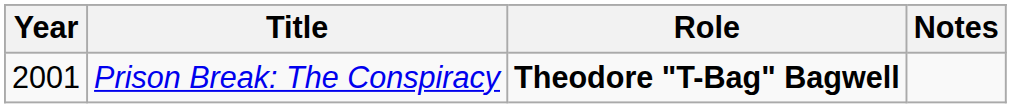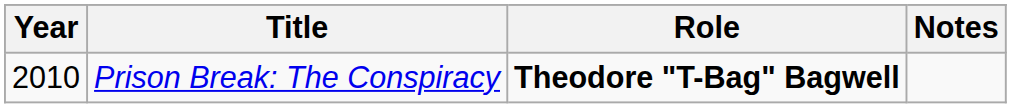(46, 77) 2001 -> (46, 77) 2010
